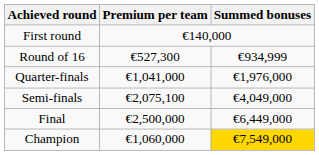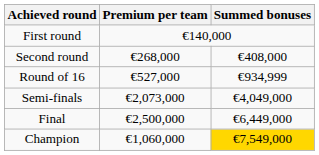+ row: (52, 56)
(155, 56) €527,300 -> (155, 77) €527,000
- row: (52, 77)
(155, 98) €2,075,100 -> (155, 98) €2,073,000
